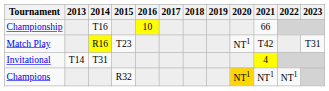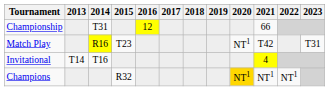(100, 27) T16 -> (100, 27) T31
(147, 27) 10 -> (147, 27) 12
(100, 60) T31 -> (100, 60) T16
